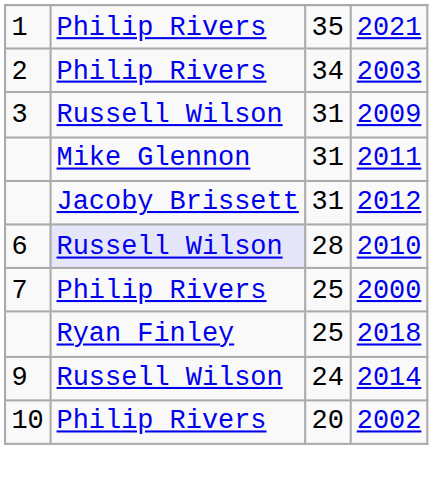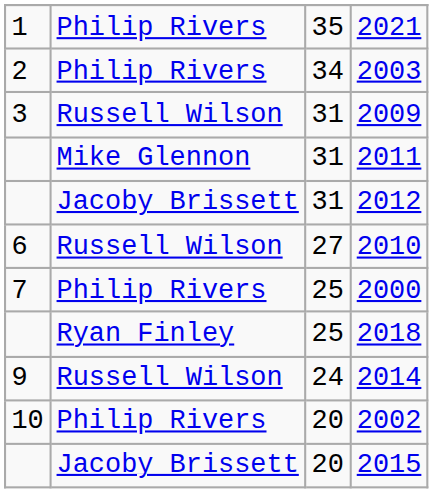(170, 246) lavender background -> (170, 246) no background
(328, 246) 28 -> (328, 246) 27
+ row: (389, 466)
